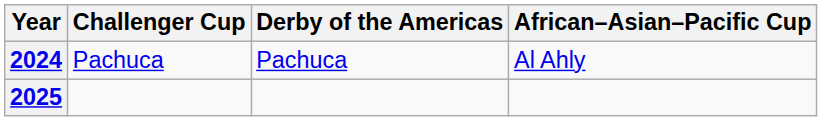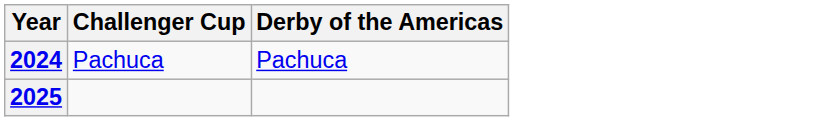- column: (663, 23)
